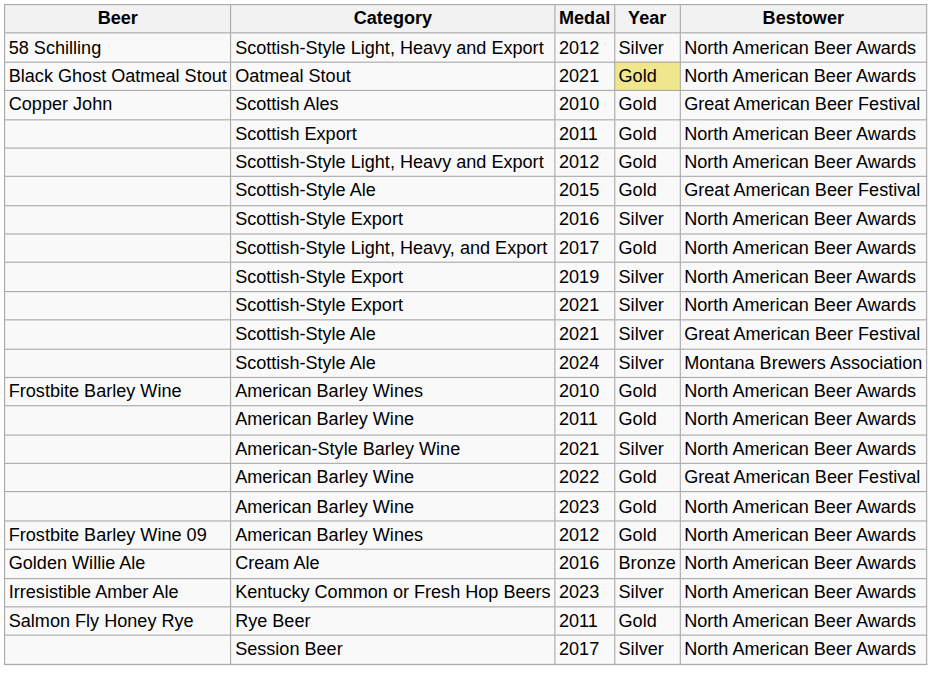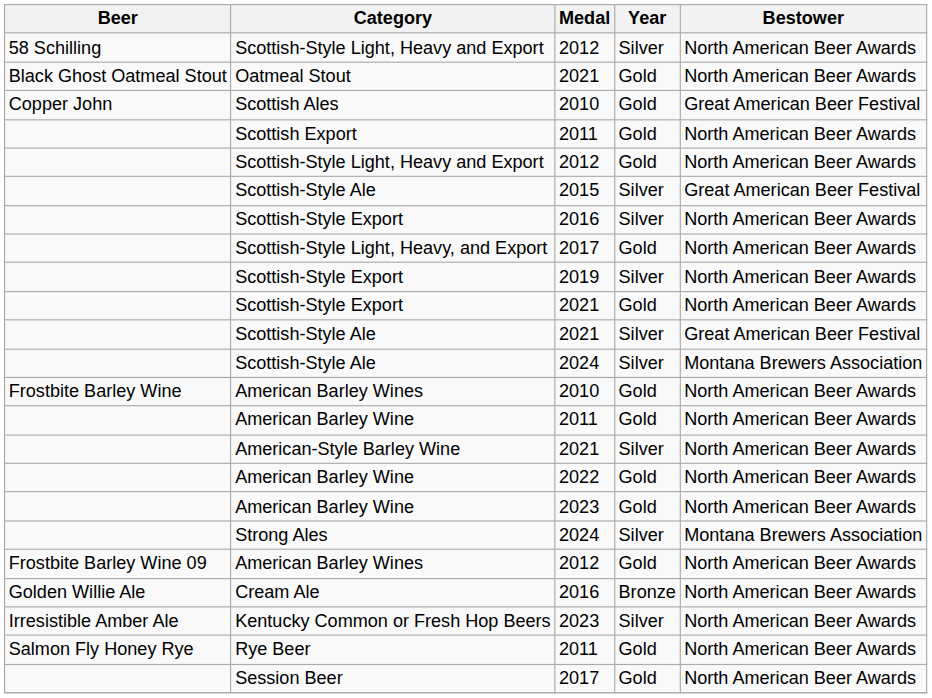(638, 76) khaki background -> (638, 76) no background
(638, 190) Gold -> (641, 190) Silver
(641, 305) Silver -> (638, 305) Gold
(802, 477) Great American Beer Festival -> (800, 477) North American Beer Awards
+ row: (281, 534)
(641, 649) Silver -> (638, 678) Gold
